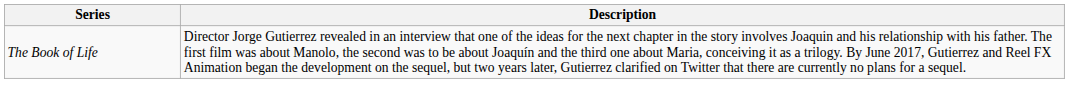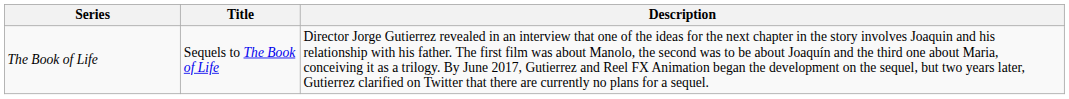+ column: (240, 15)
